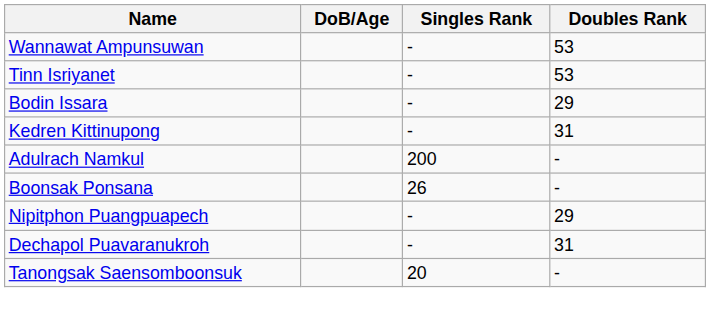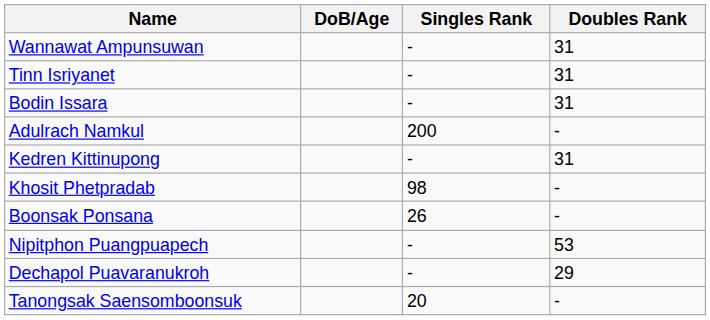(564, 47) 53 -> (564, 47) 31
(564, 75) 53 -> (564, 75) 31
(564, 103) 29 -> (564, 103) 31
rows swapped: (84, 131) <-> (76, 160)
+ row: (82, 188)
(564, 216) 29 -> (564, 244) 53
(564, 244) 31 -> (564, 272) 29
